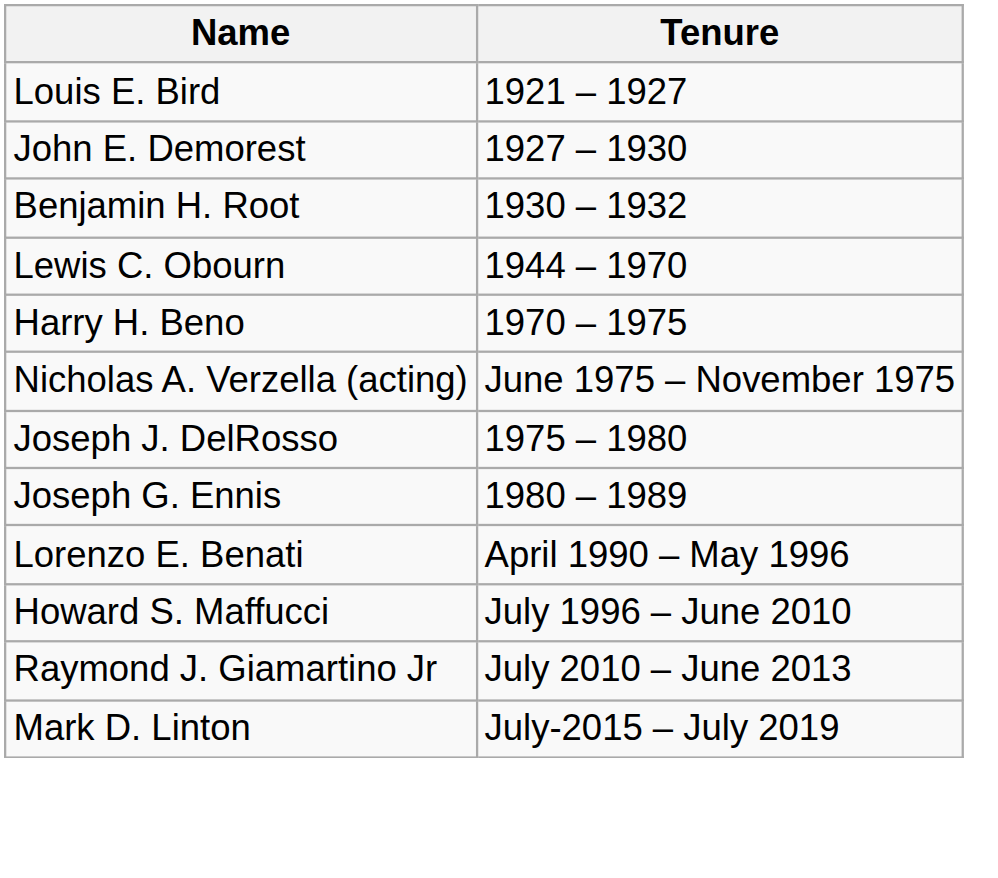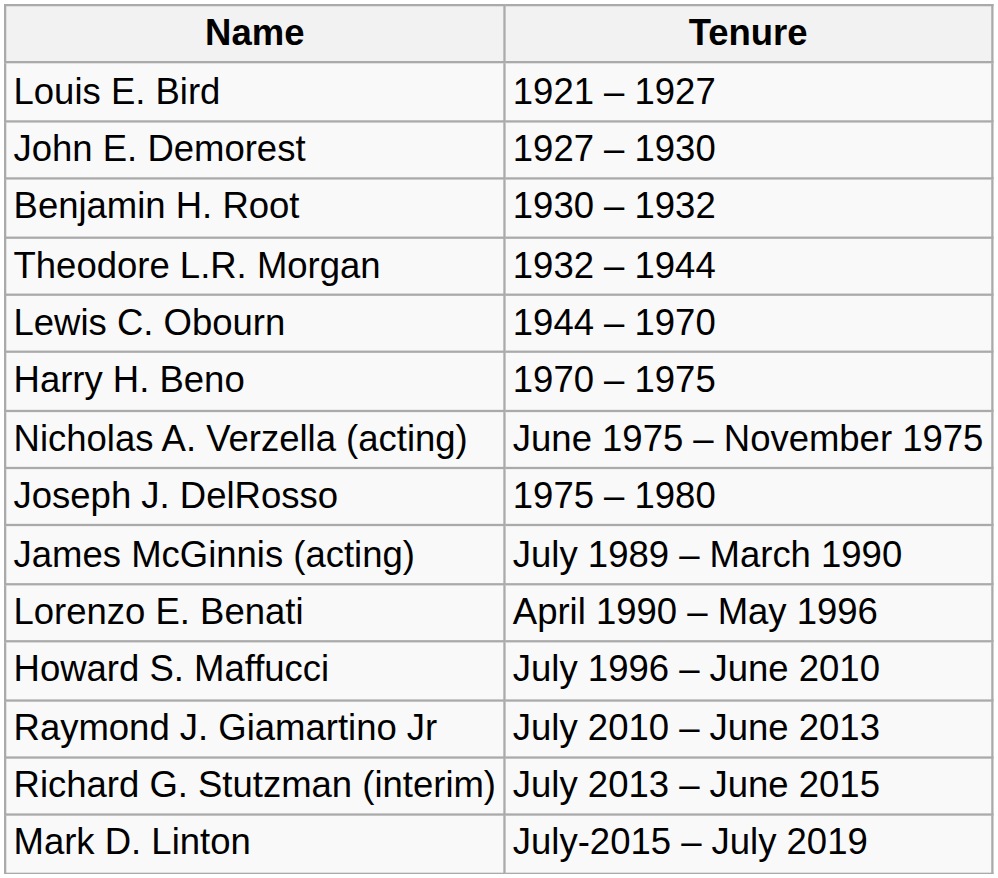+ row: (197, 264)
- row: (147, 496)
+ row: (214, 554)
+ row: (255, 785)
